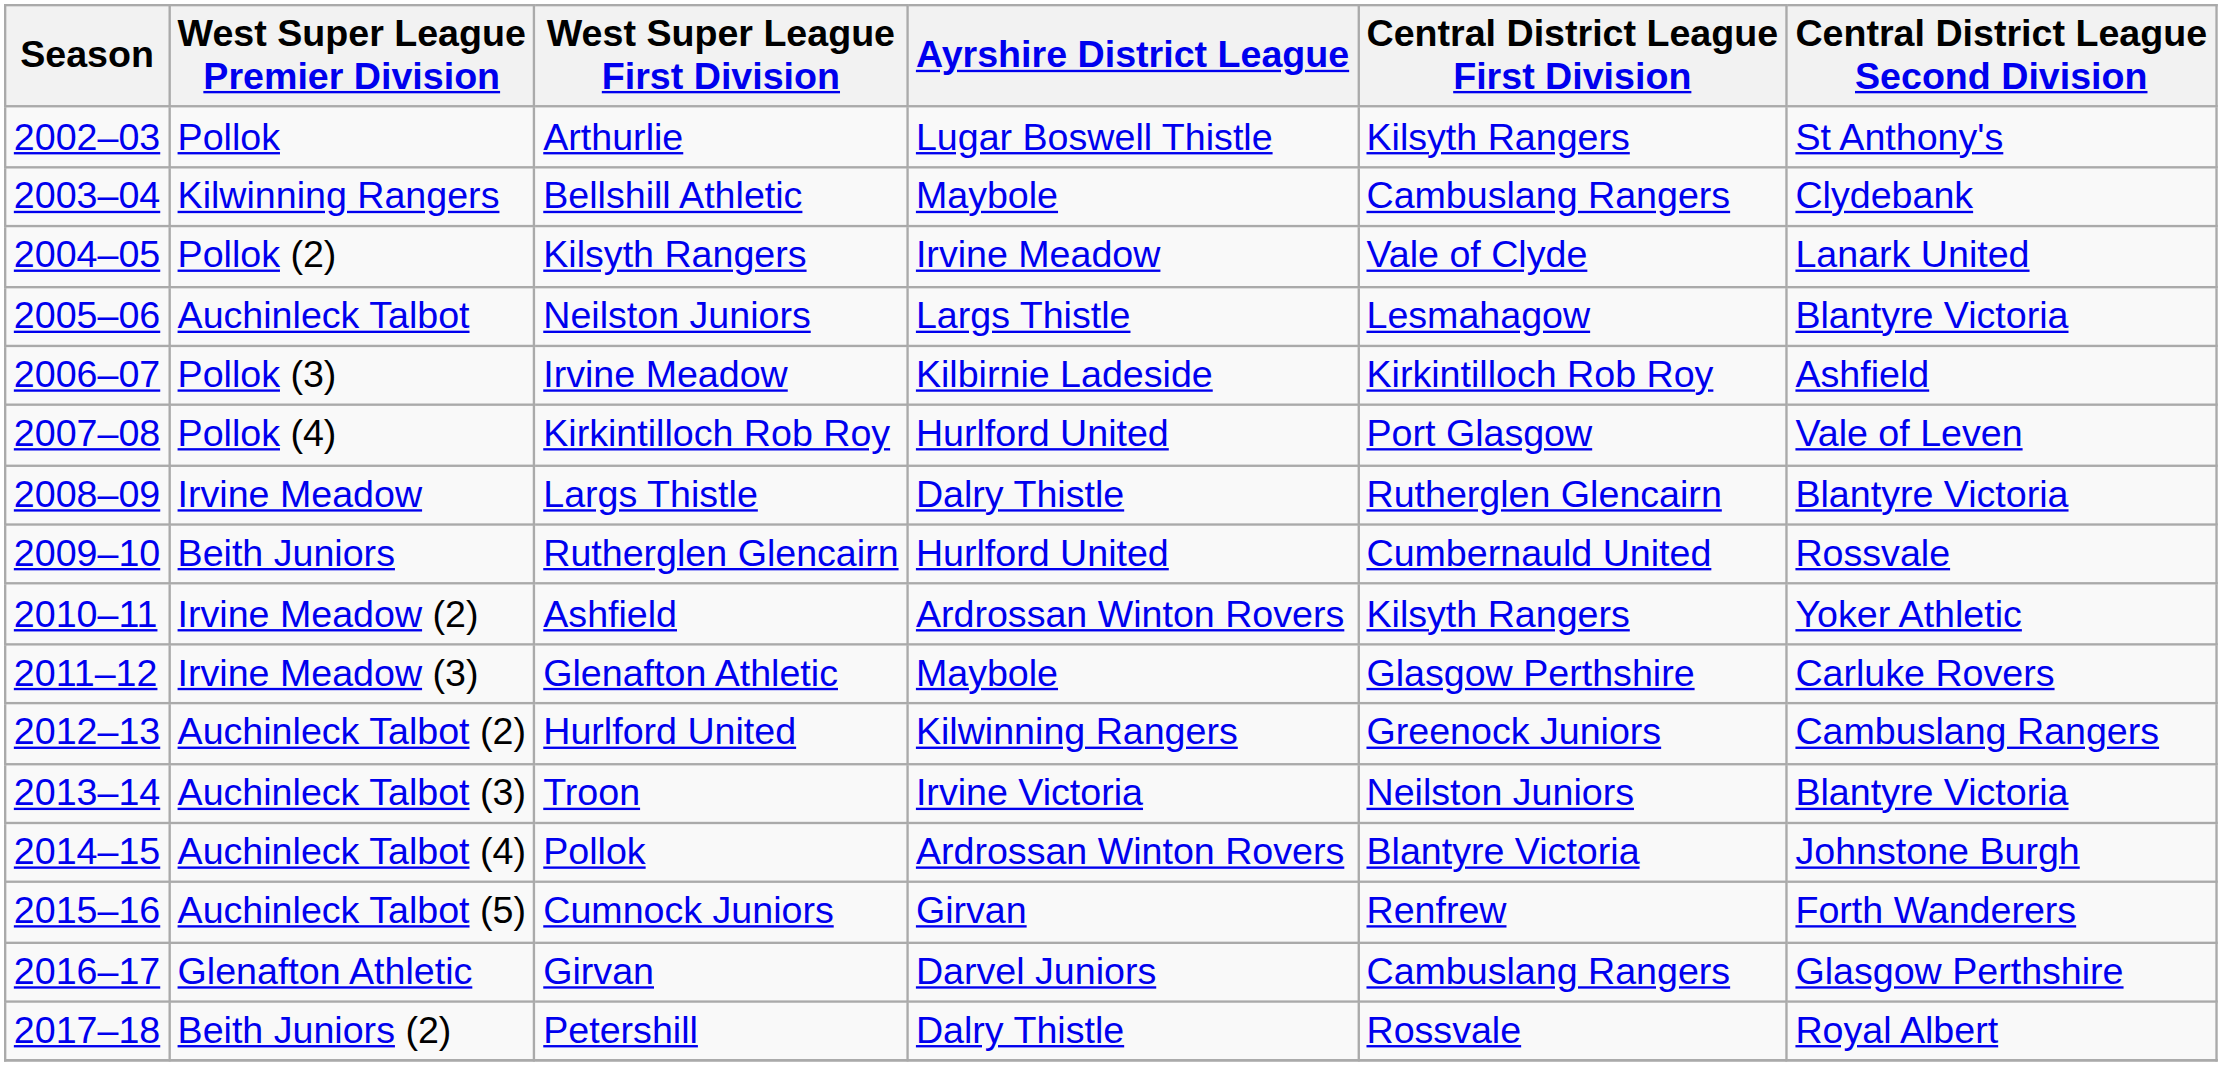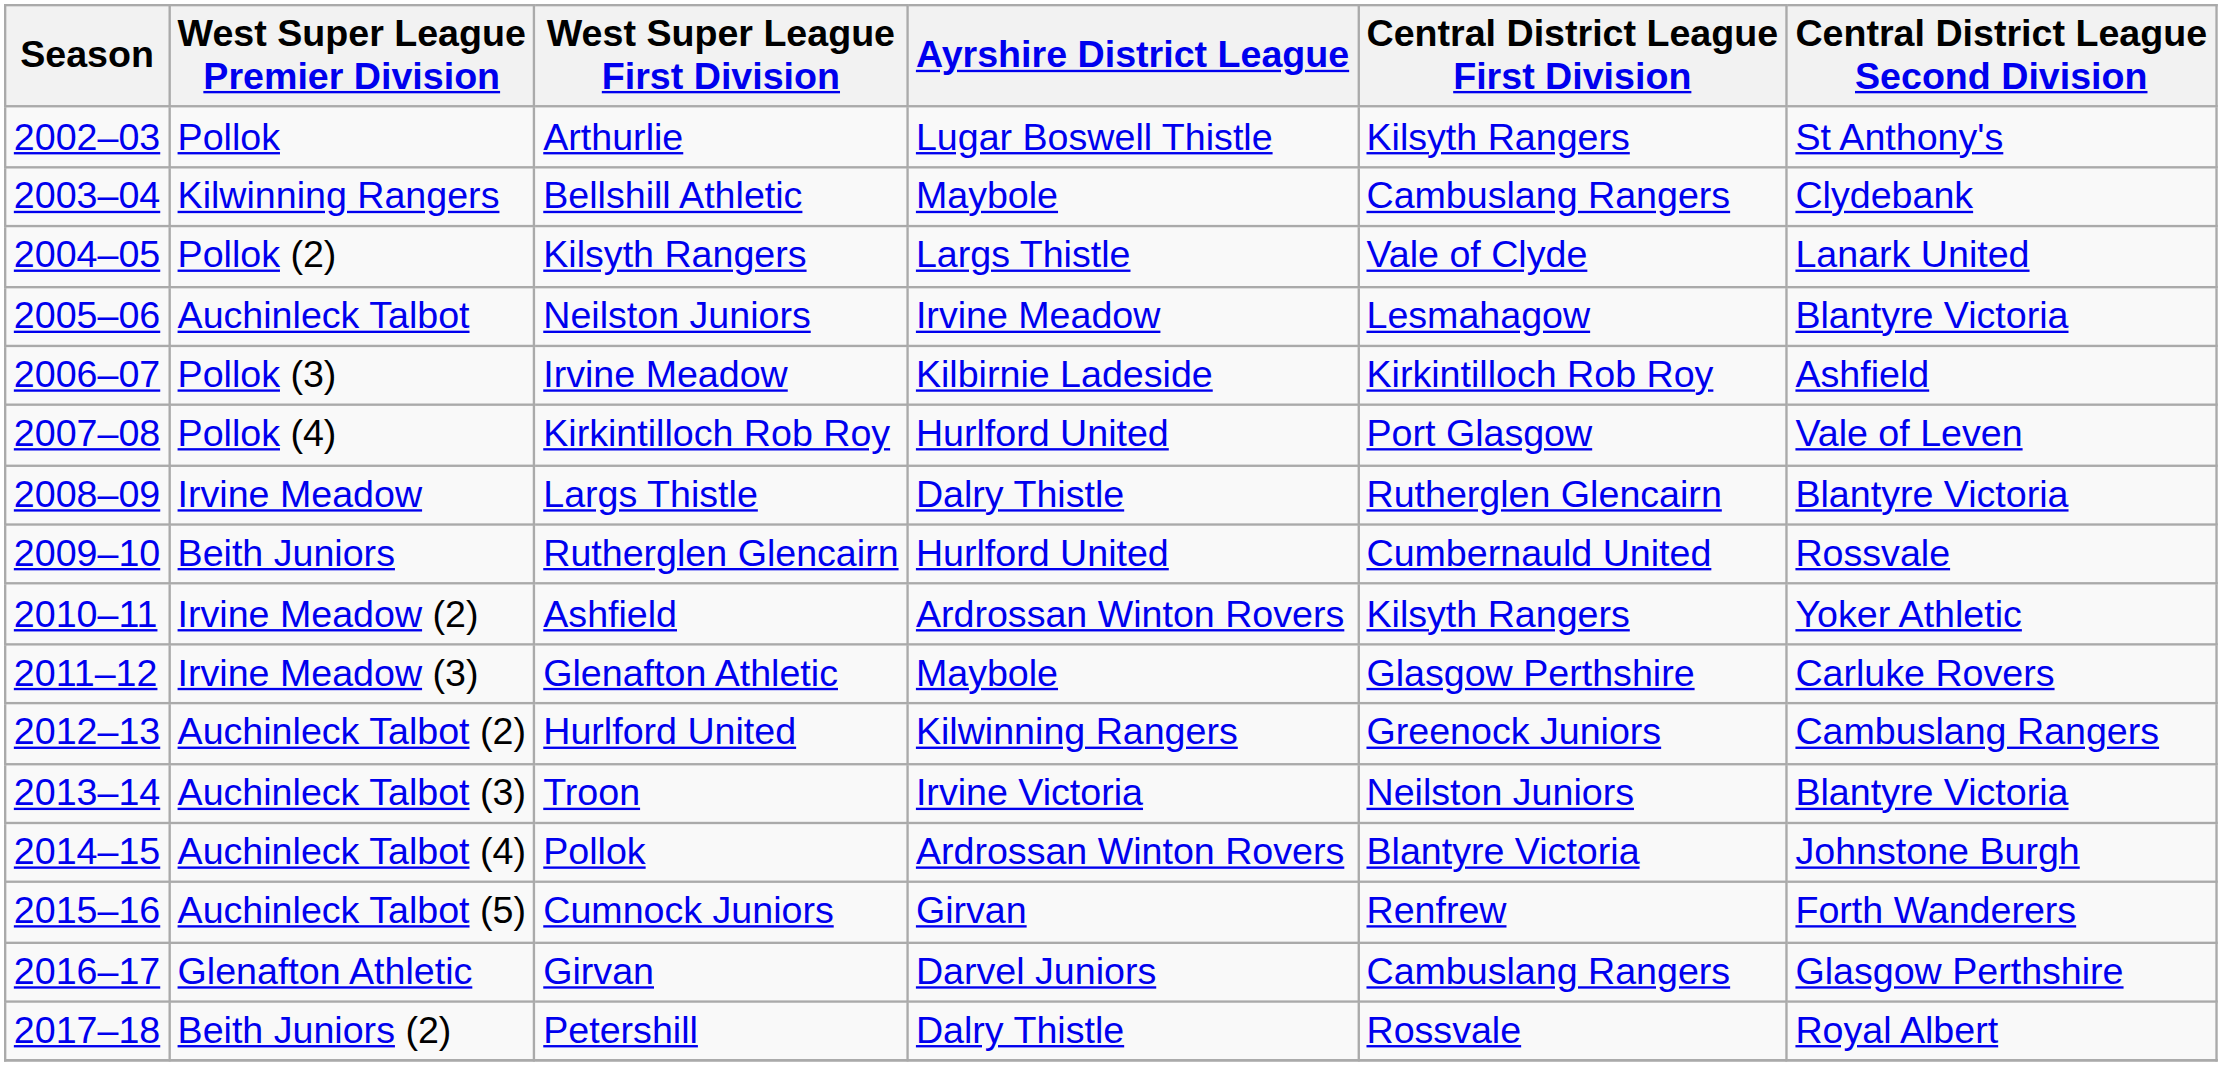(1038, 255) Irvine Meadow -> (1023, 255) Largs Thistle
(1023, 315) Largs Thistle -> (1038, 315) Irvine Meadow
